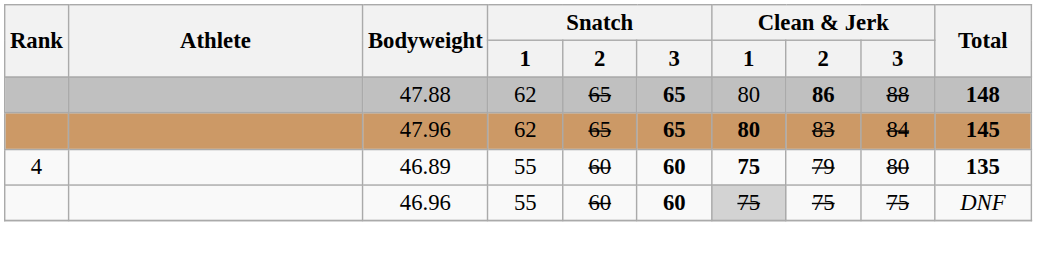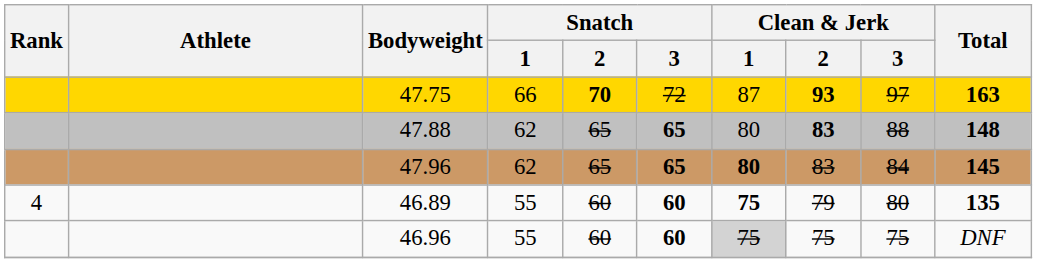+ row: (425, 94)
(823, 94) 86 -> (823, 130) 83
